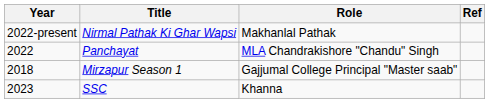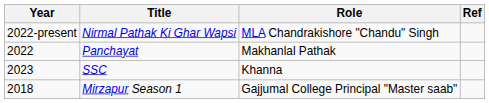(289, 32) Makhanlal Pathak -> (340, 32) MLA Chandrakishore "Chandu" Singh
(340, 51) MLA Chandrakishore "Chandu" Singh -> (289, 51) Makhanlal Pathak
rows swapped: (95, 88) <-> (132, 70)
